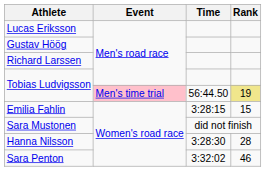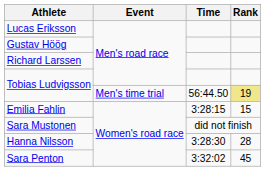(130, 94) pink background -> (130, 94) no background
(246, 158) 46 -> (246, 158) 45
